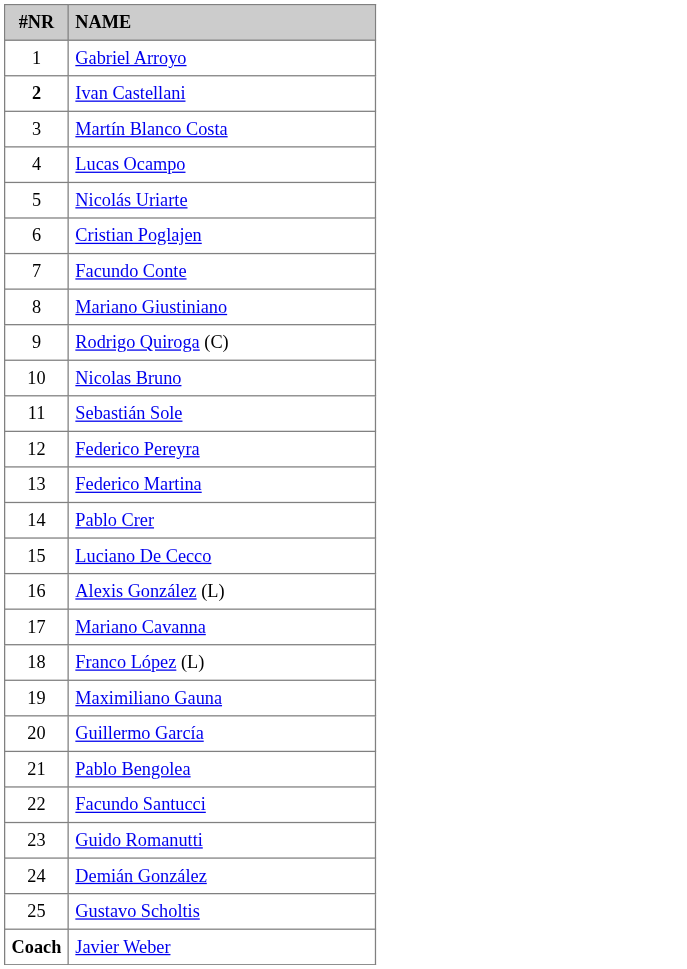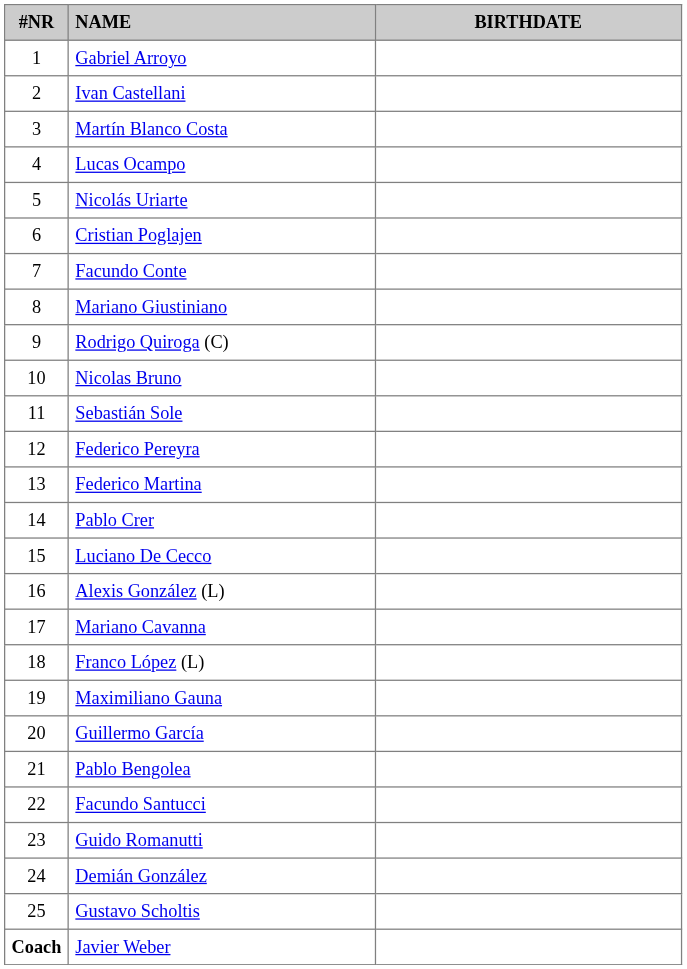+ column: (528, 22)
(36, 93) bold -> (36, 93) normal
